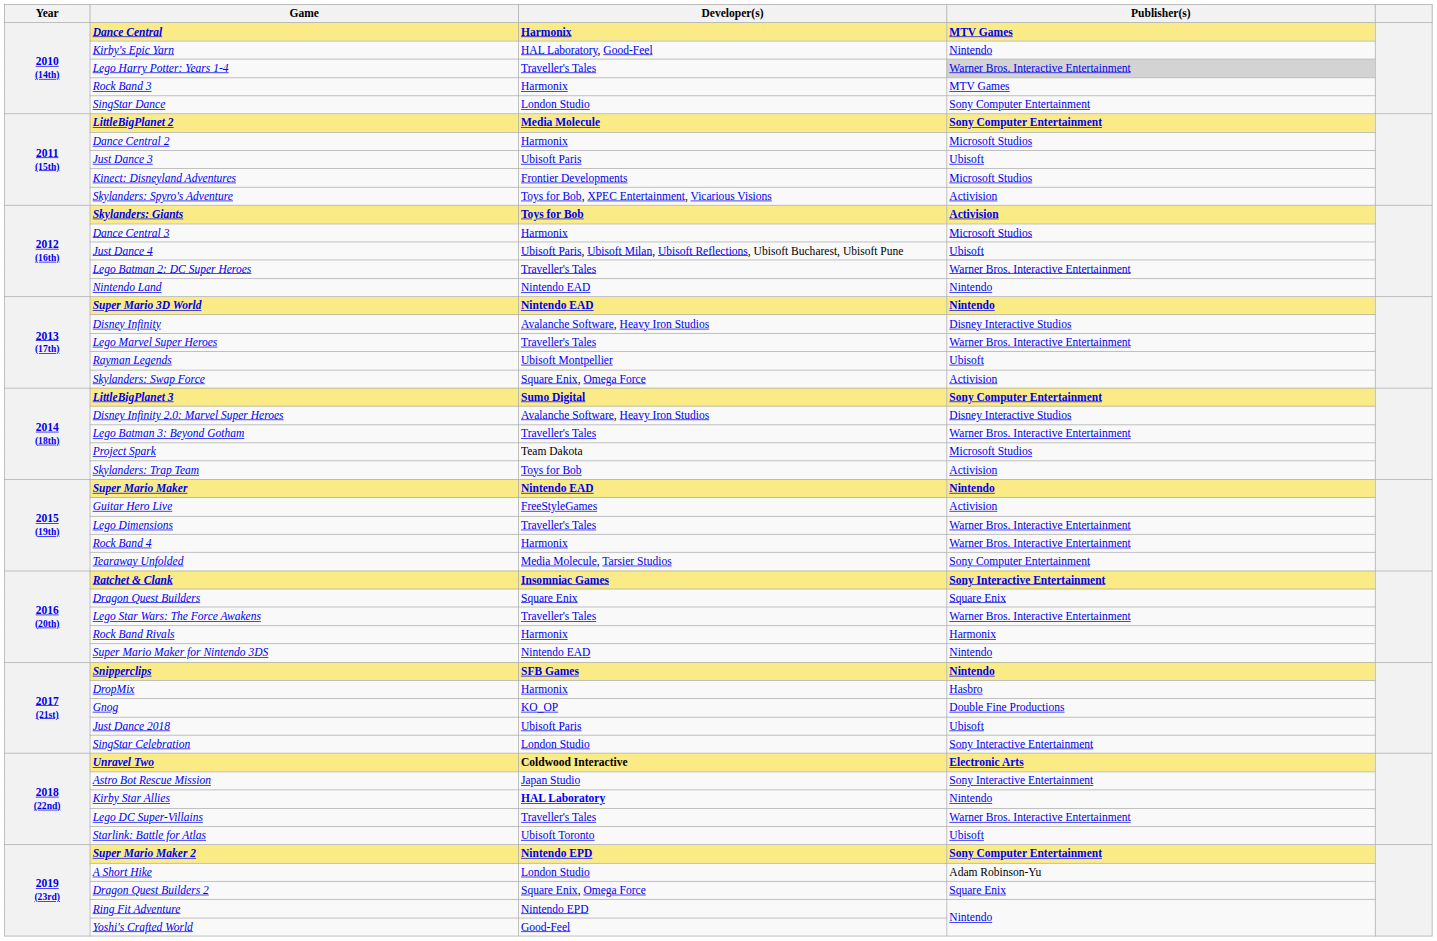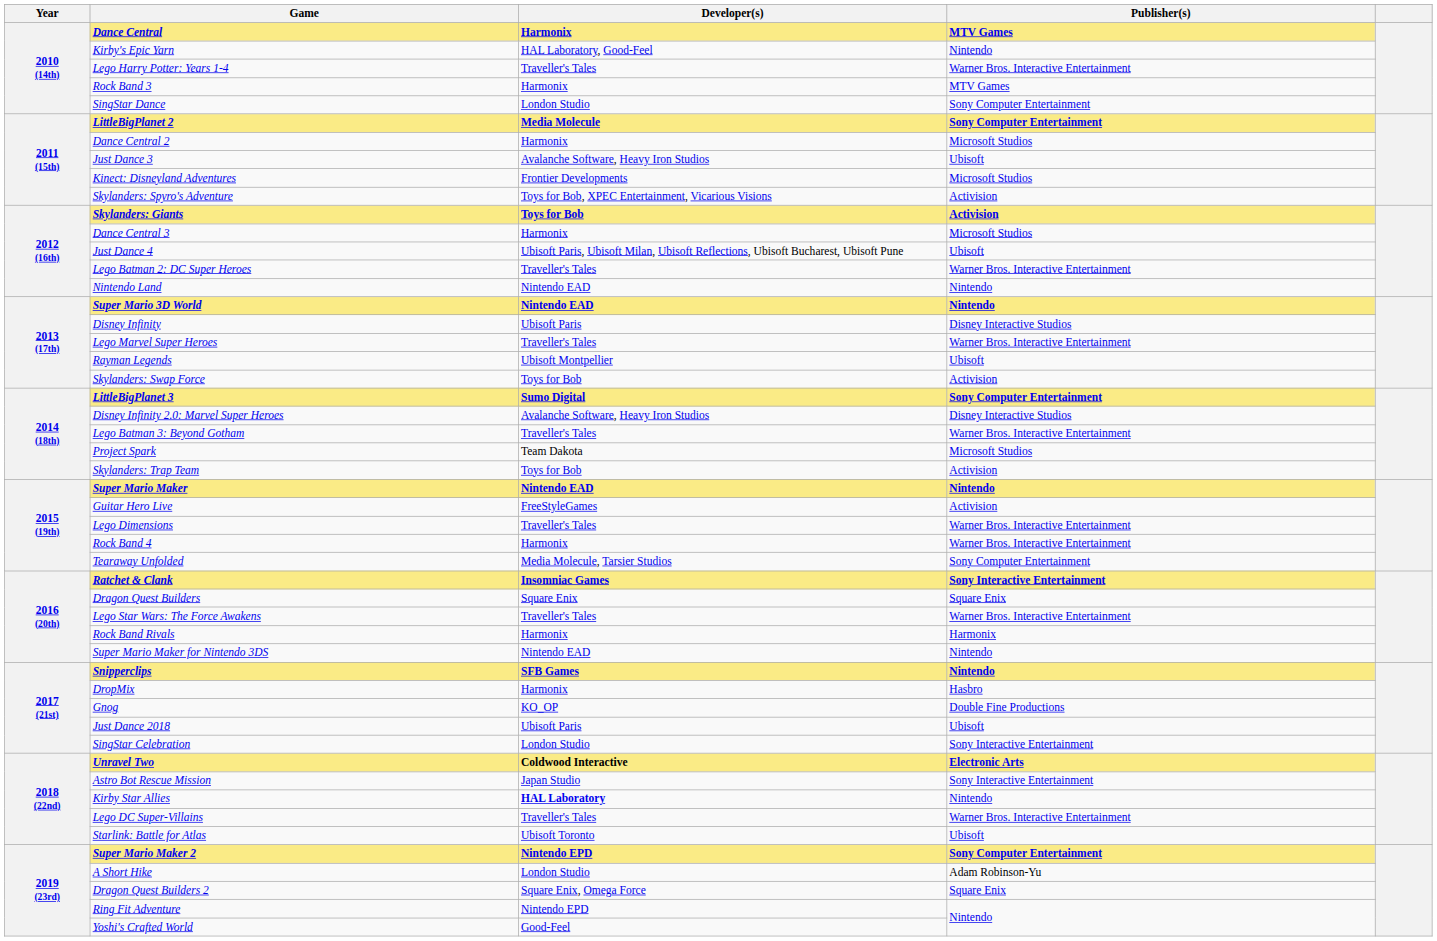(1040, 68) lightgrey background -> (1040, 68) no background
(551, 159) Ubisoft Paris -> (615, 159) Avalanche Software, Heavy Iron Studios
(615, 324) Avalanche Software, Heavy Iron Studios -> (551, 324) Ubisoft Paris
(583, 379) Square Enix, Omega Force -> (551, 379) Toys for Bob
